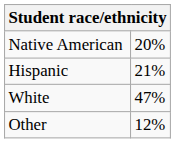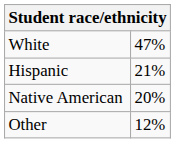rows swapped: (66, 44) <-> (29, 97)
